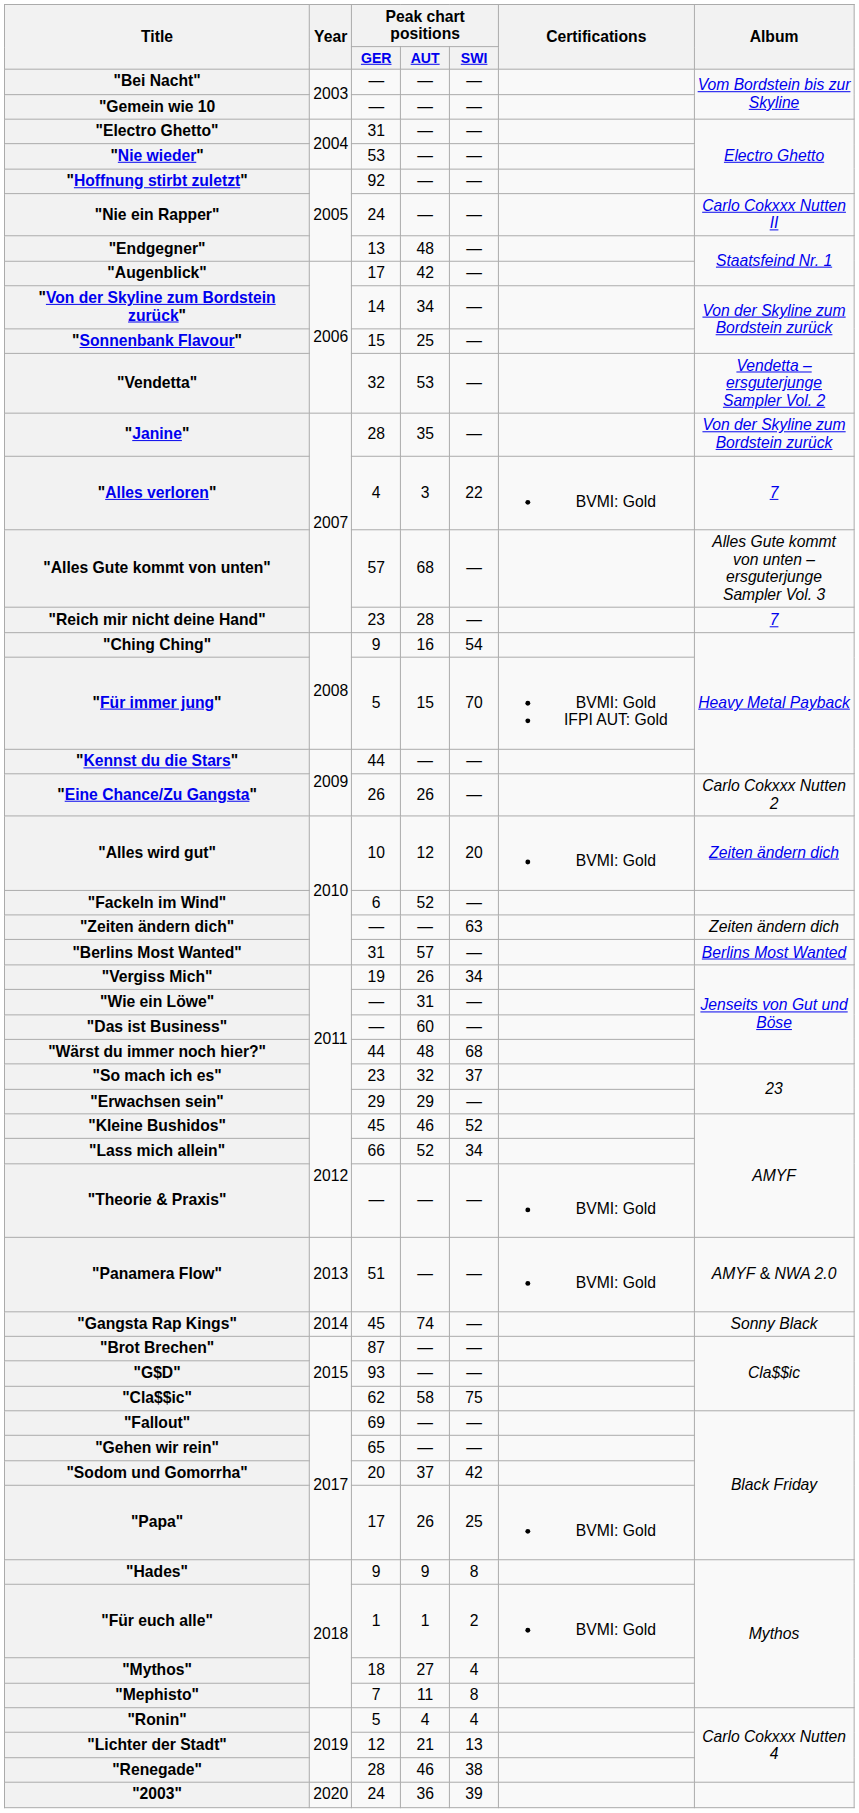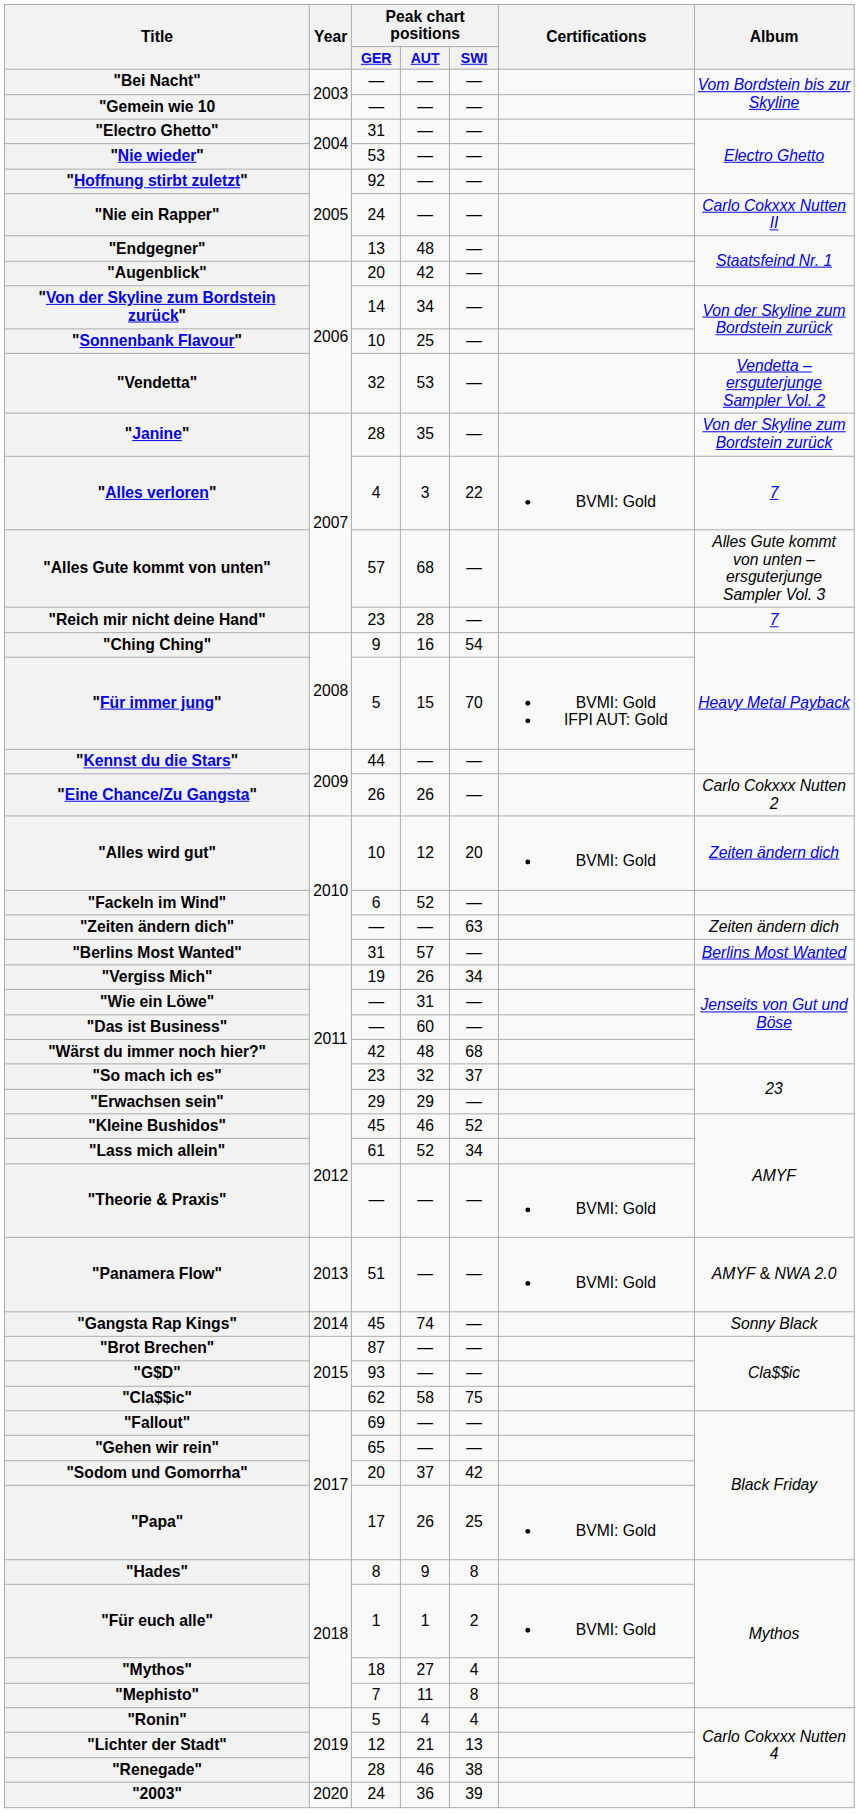(376, 273) 17 -> (376, 273) 20
(376, 340) 15 -> (376, 340) 10
(376, 1051) 44 -> (376, 1051) 42
(376, 1151) 66 -> (376, 1151) 61
(376, 1571) 9 -> (376, 1571) 8
